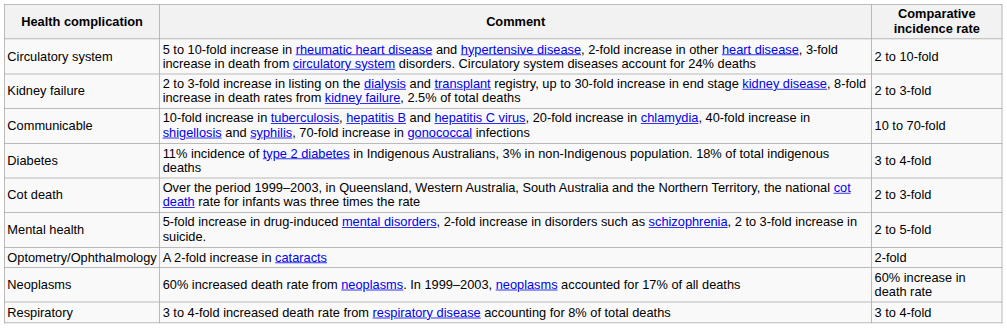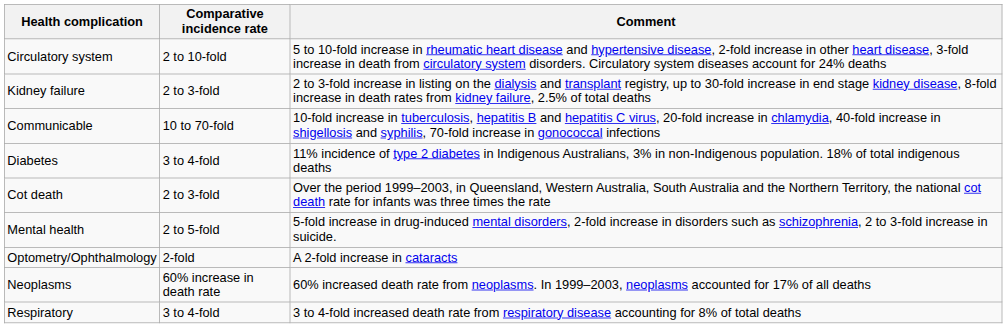columns swapped: (937, 21) <-> (516, 21)
